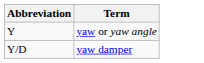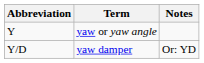+ column: (179, 13)
